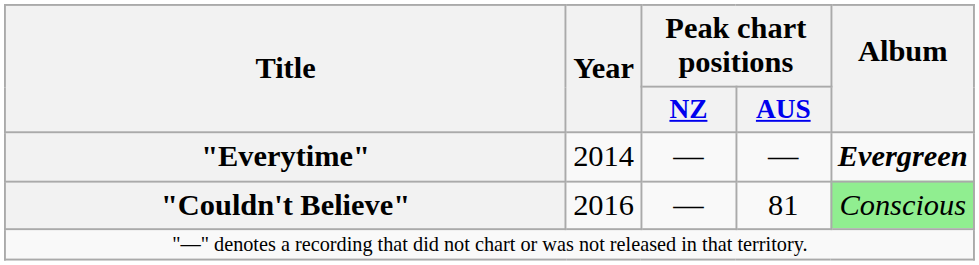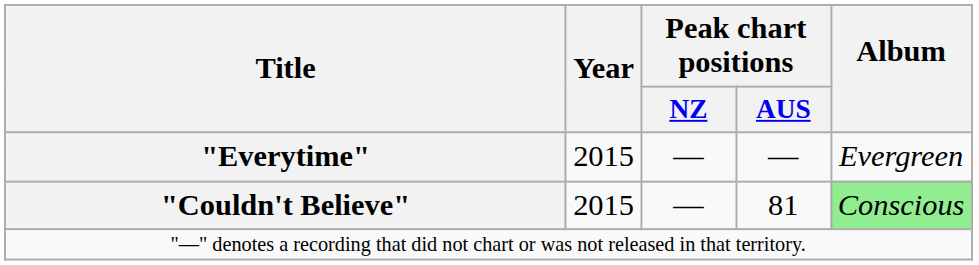(604, 156) 2014 -> (604, 156) 2015
(903, 156) bold -> (901, 156) normal
(604, 204) 2016 -> (604, 204) 2015
